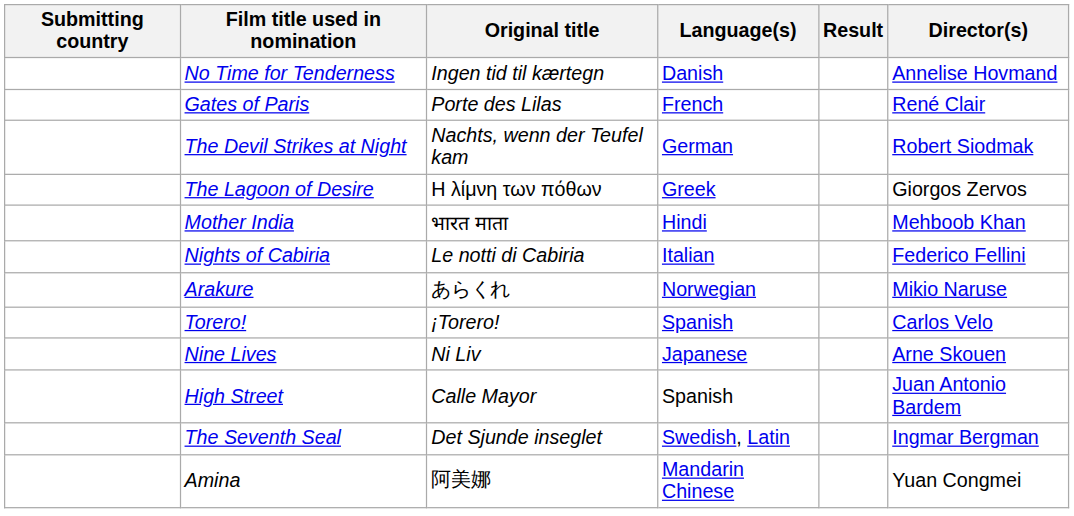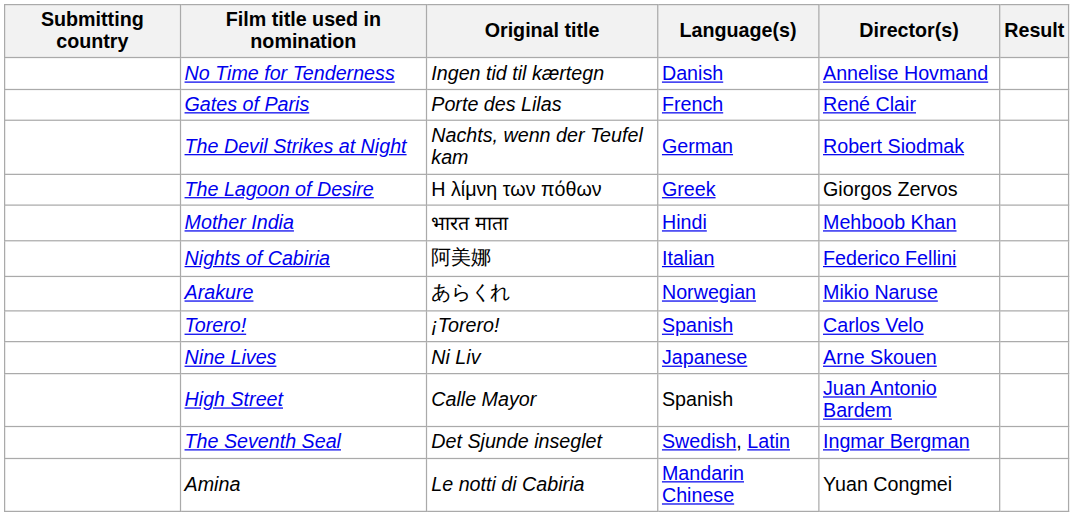columns swapped: (978, 31) <-> (853, 31)
(508, 256) Le notti di Cabiria -> (461, 257) 阿美娜
(461, 480) 阿美娜 -> (508, 484) Le notti di Cabiria
